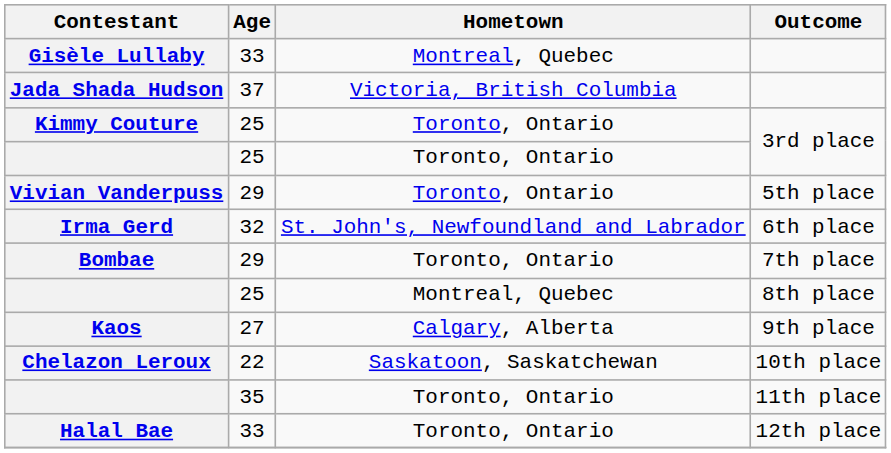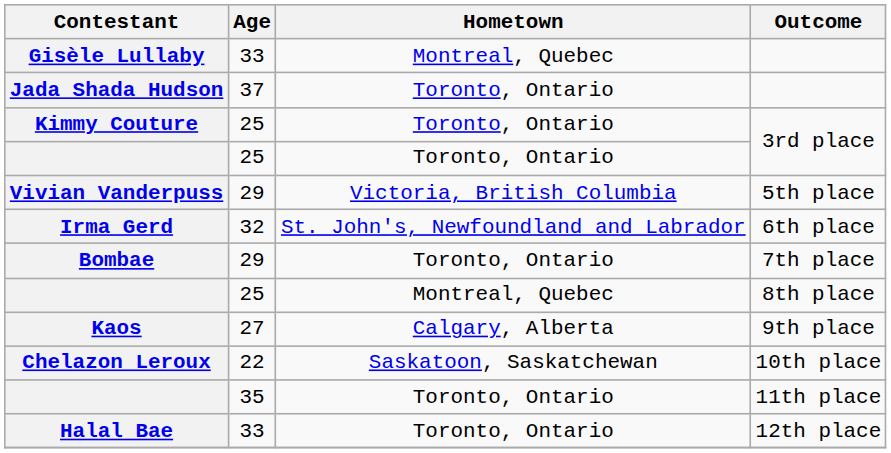(513, 90) Victoria, British Columbia -> (513, 90) Toronto, Ontario
(513, 192) Toronto, Ontario -> (513, 192) Victoria, British Columbia
